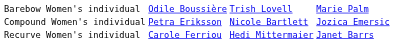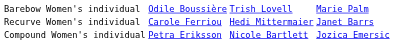rows swapped: (72, 34) <-> (75, 22)
